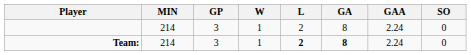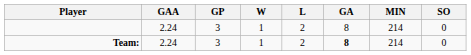columns swapped: (167, 12) <-> (395, 12)
(301, 43) bold -> (303, 43) normal
